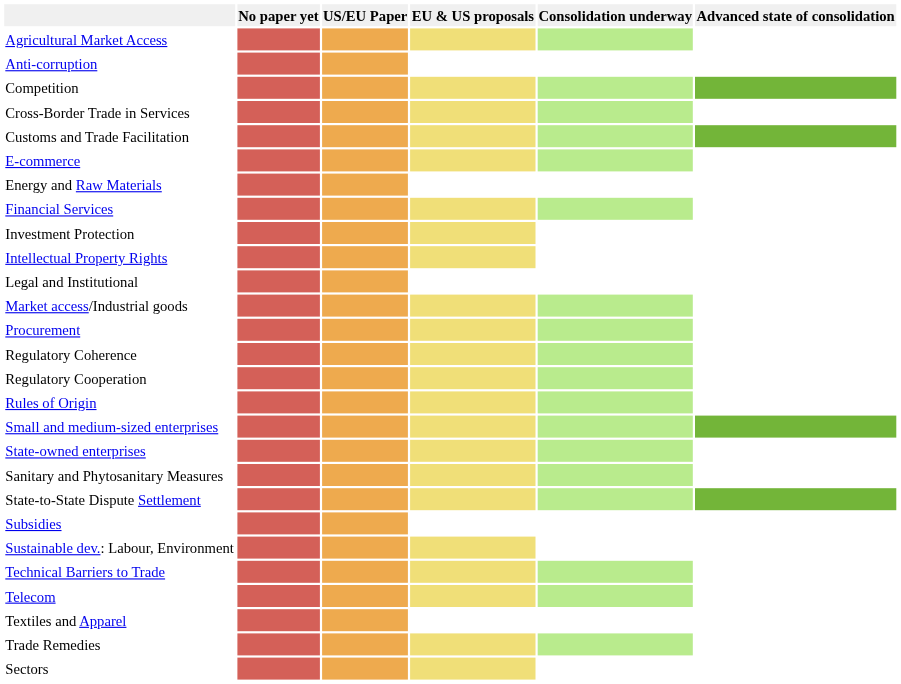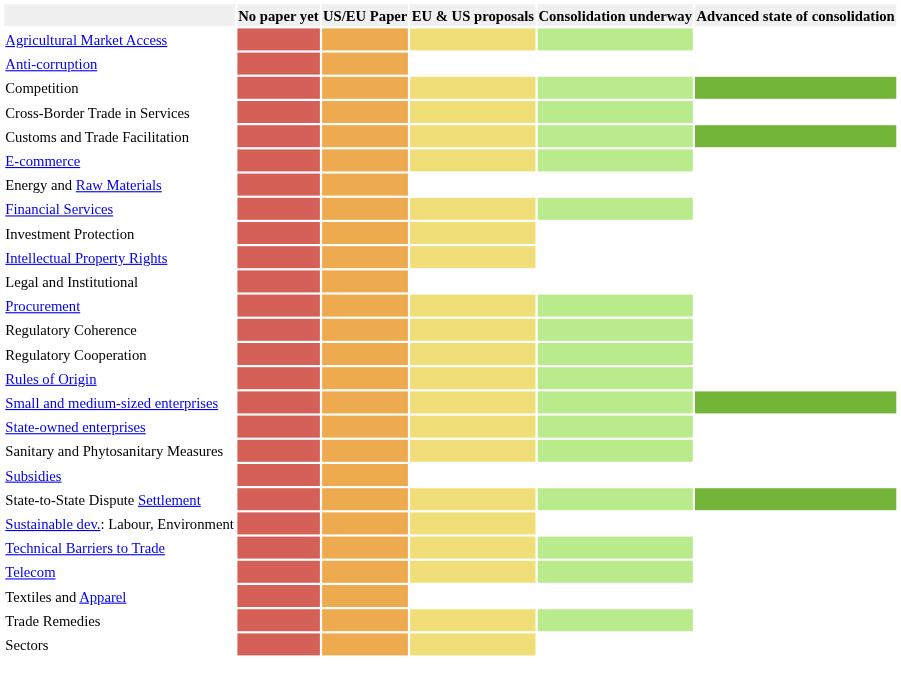- row: (97, 306)
rows swapped: (103, 500) <-> (33, 524)
